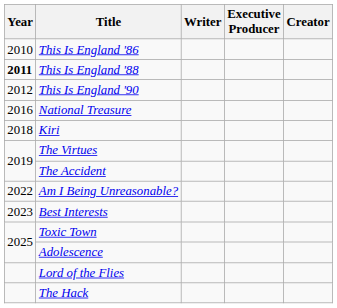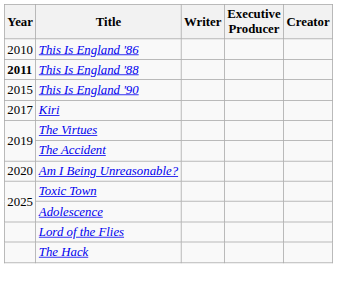(20, 89) 2012 -> (20, 89) 2015
- row: (85, 110)
(20, 130) 2018 -> (20, 110) 2017
(20, 191) 2022 -> (20, 171) 2020
- row: (73, 211)
